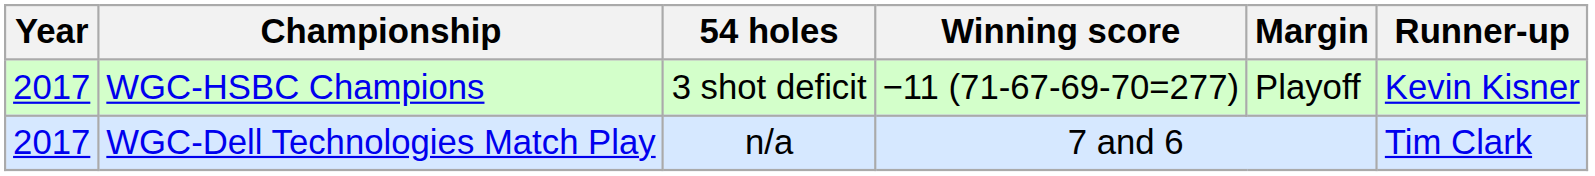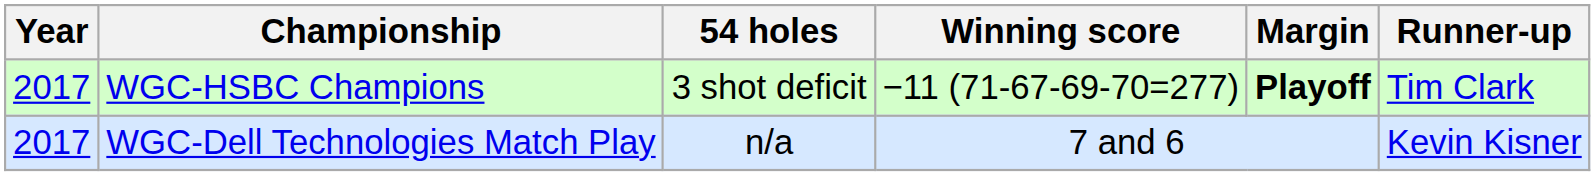(1308, 87) normal -> (1313, 87) bold
(1482, 87) Kevin Kisner -> (1460, 87) Tim Clark
(1458, 142) Tim Clark -> (1484, 142) Kevin Kisner
